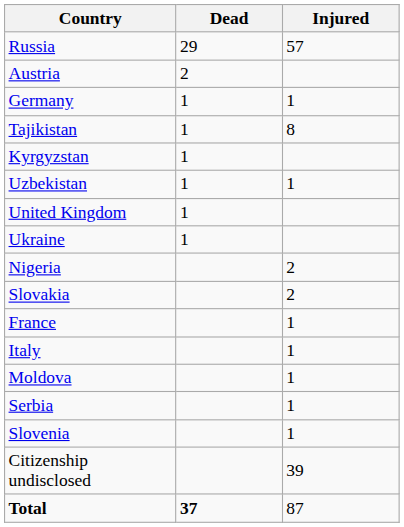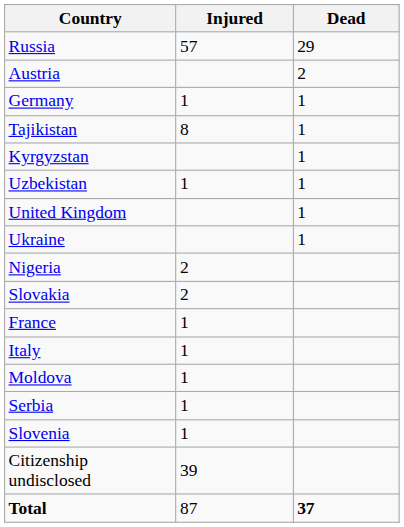columns swapped: (229, 18) <-> (341, 18)
